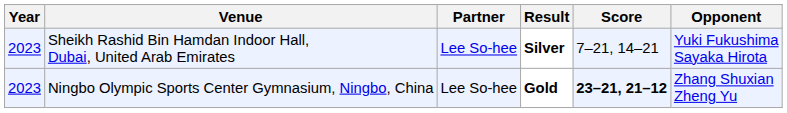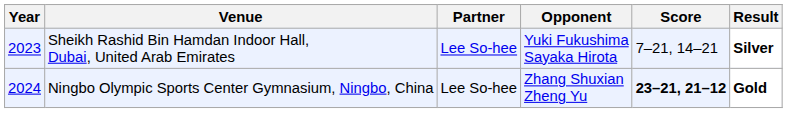columns swapped: (726, 17) <-> (547, 17)
(24, 88) 2023 -> (24, 88) 2024
